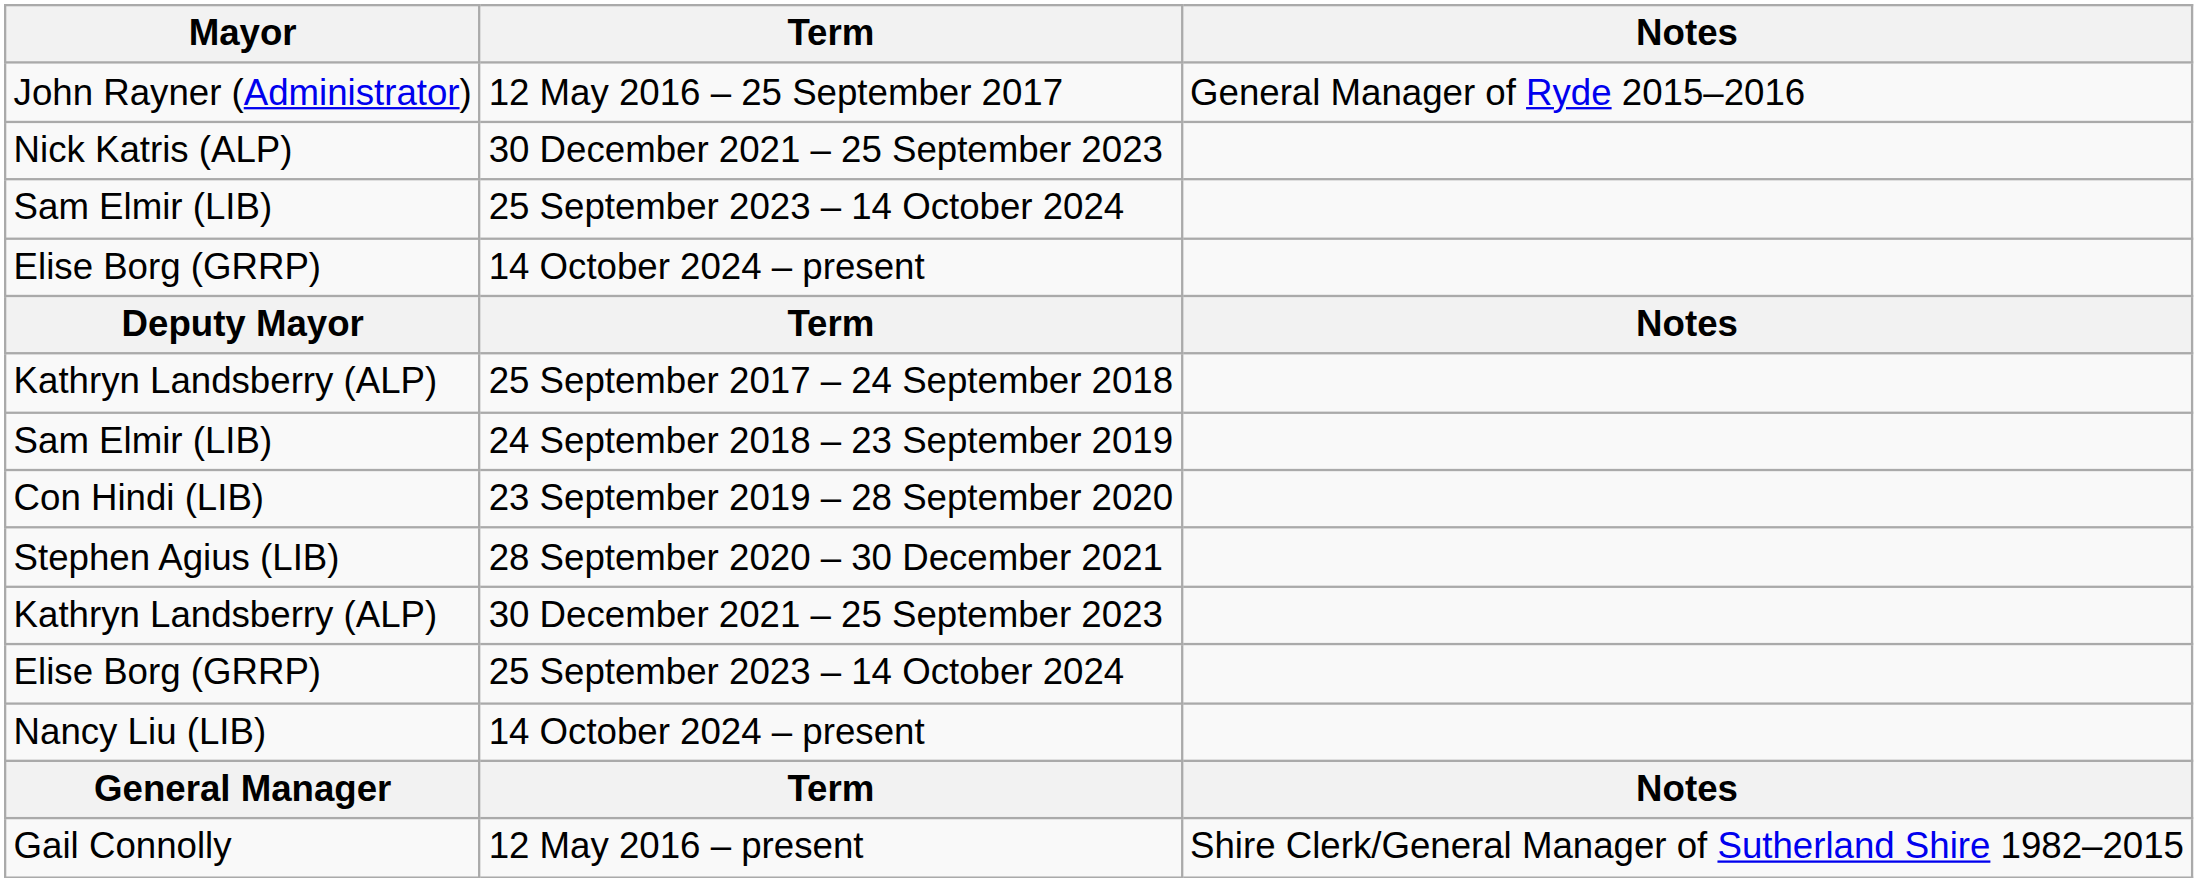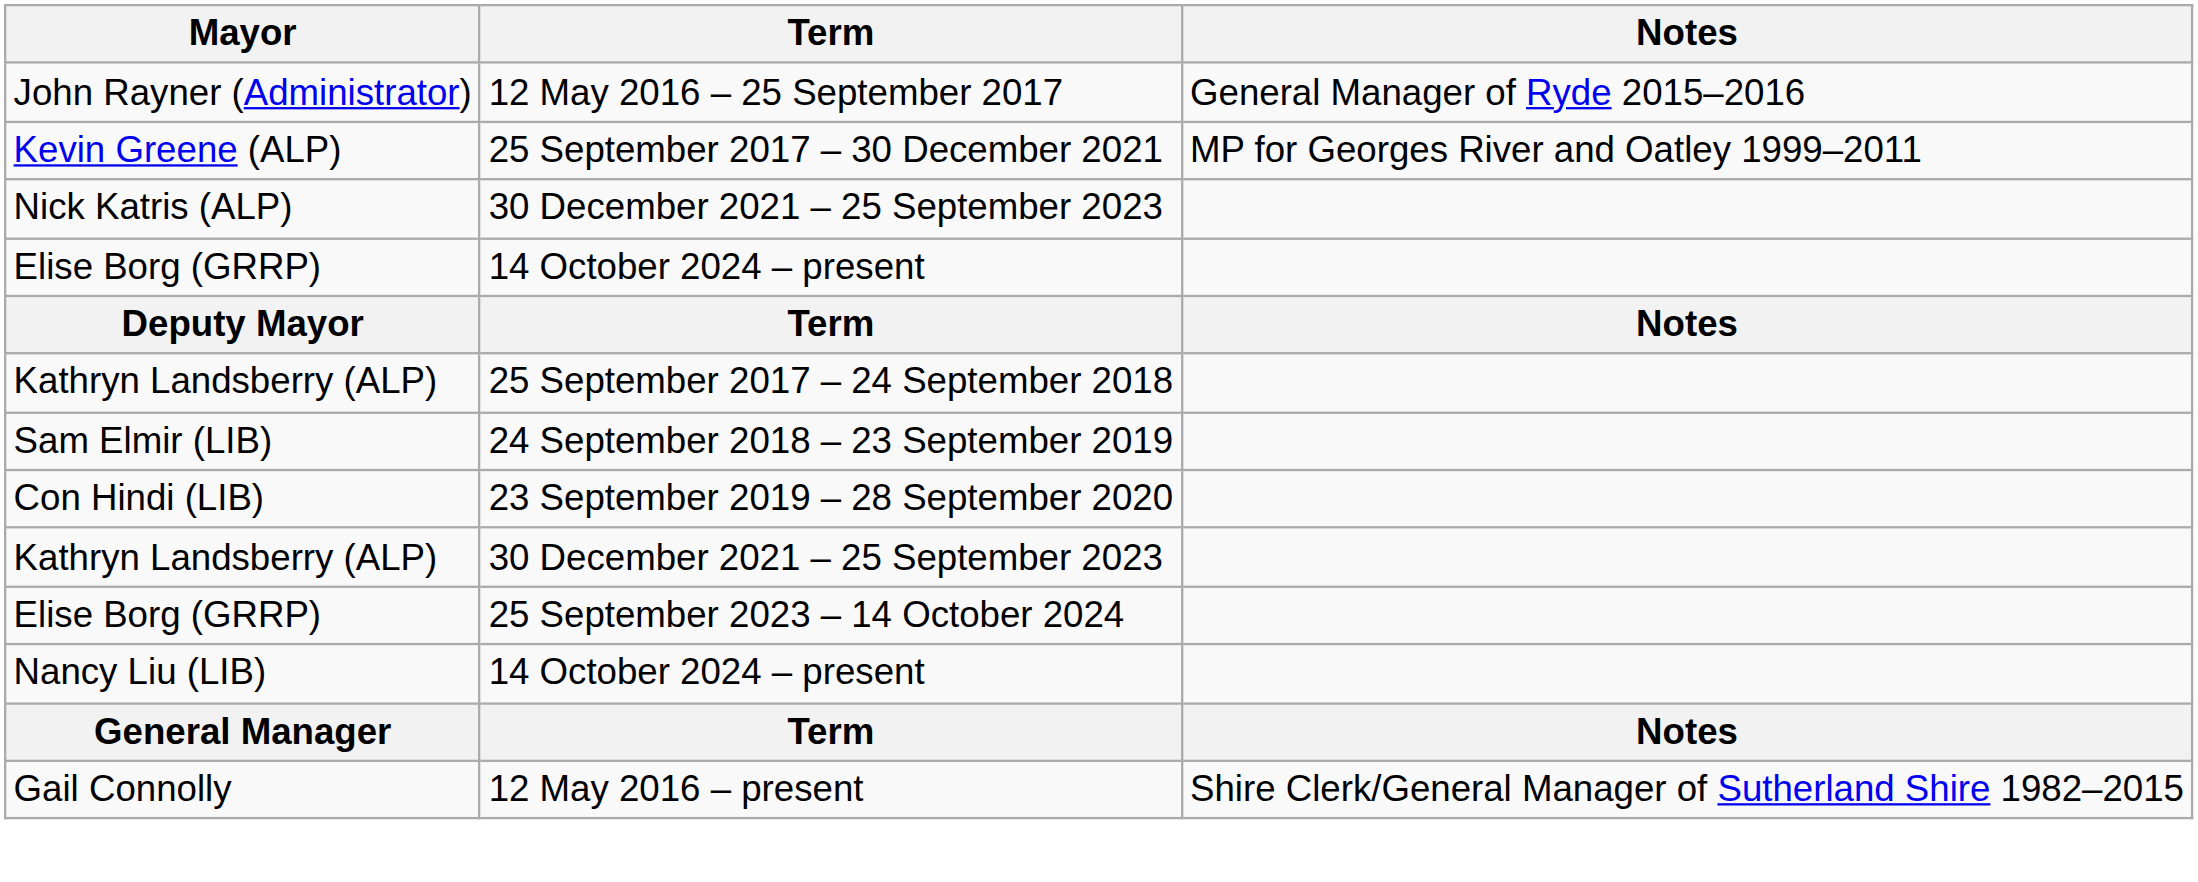+ row: (178, 149)
- row: (143, 207)
- row: (177, 556)
